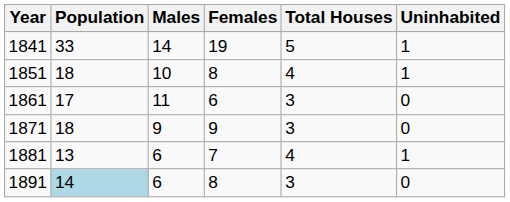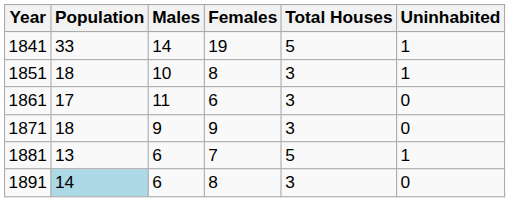(290, 73) 4 -> (290, 73) 3
(290, 155) 4 -> (290, 155) 5
